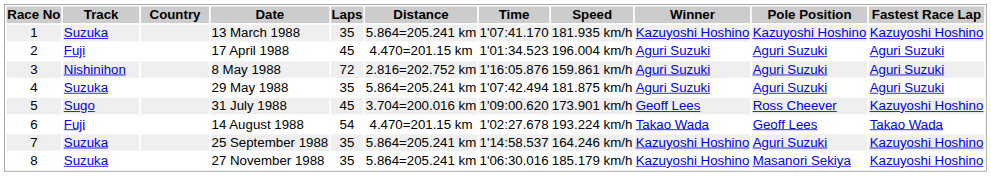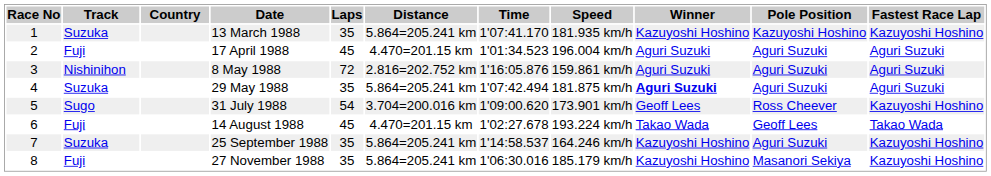(673, 87) normal -> (676, 87) bold
(347, 106) 45 -> (347, 106) 54
(347, 124) 54 -> (347, 124) 45
(86, 160) Suzuka -> (74, 160) Fuji
